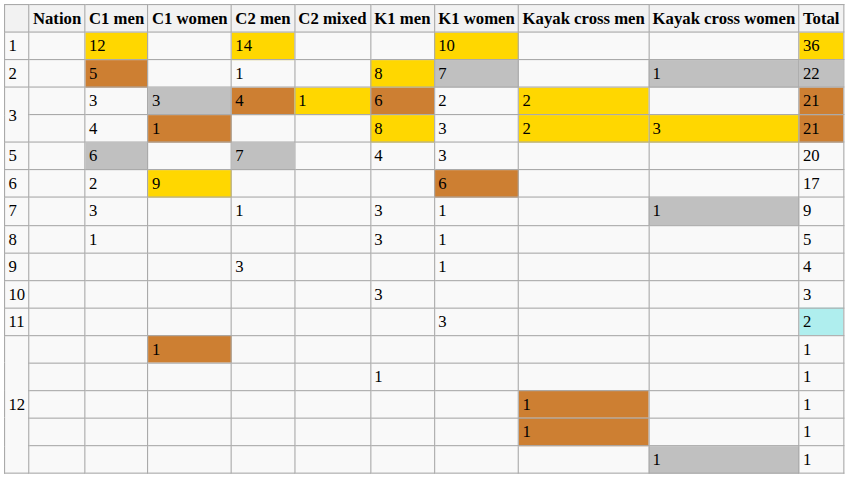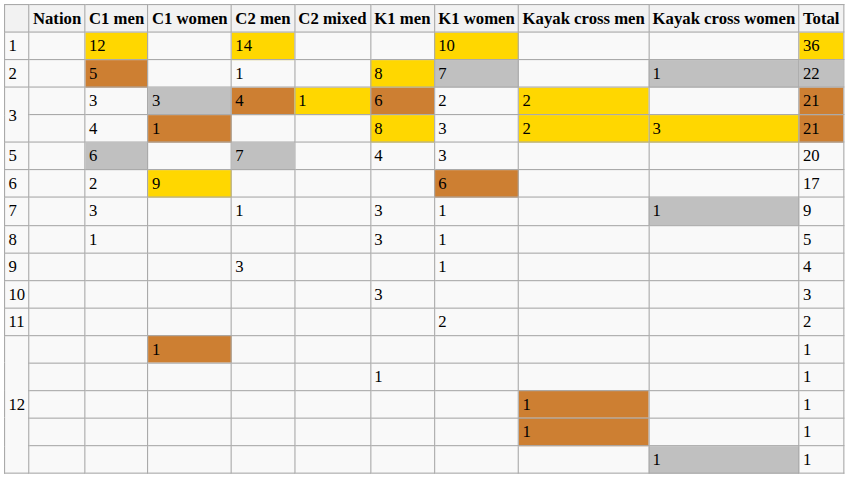(442, 321) 3 -> (442, 321) 2
(807, 321) paleturquoise background -> (807, 321) no background
